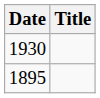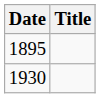rows swapped: (27, 78) <-> (27, 48)
